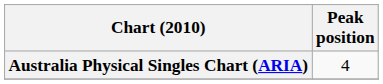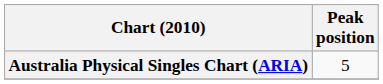(345, 65) 4 -> (345, 65) 5
